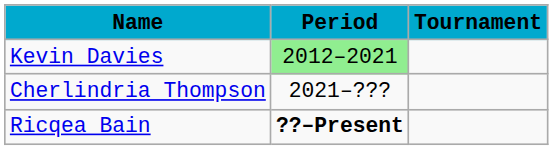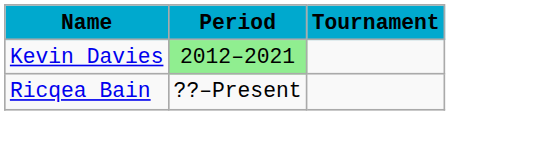- row: (138, 92)
(340, 126) bold -> (238, 92) normal
